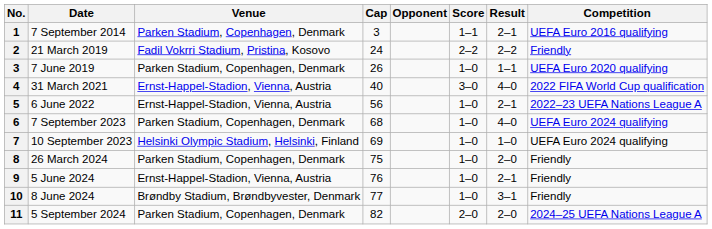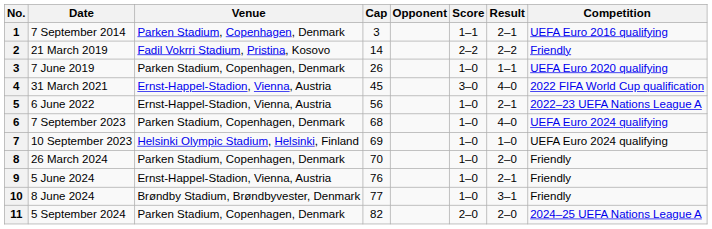(376, 50) 24 -> (376, 50) 14
(376, 86) 40 -> (376, 86) 45
(376, 159) 75 -> (376, 159) 70
